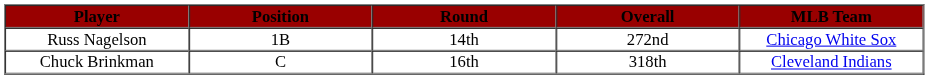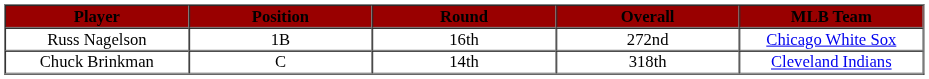(464, 39) 14th -> (464, 39) 16th
(464, 62) 16th -> (464, 62) 14th
